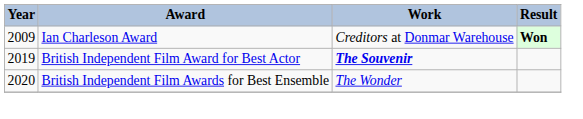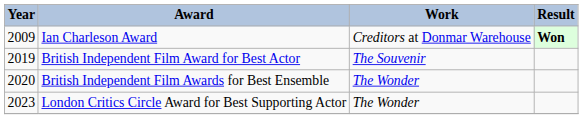(374, 59) bold -> (389, 59) normal
+ row: (194, 102)
